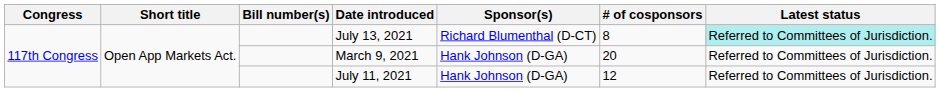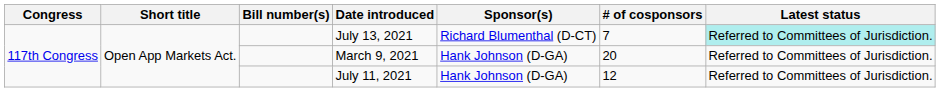(606, 35) 8 -> (606, 35) 7
